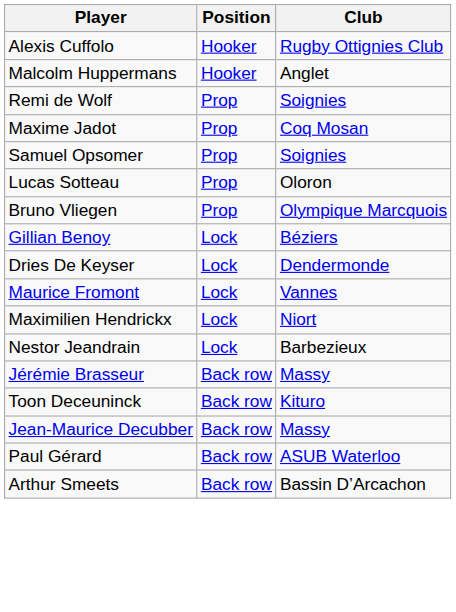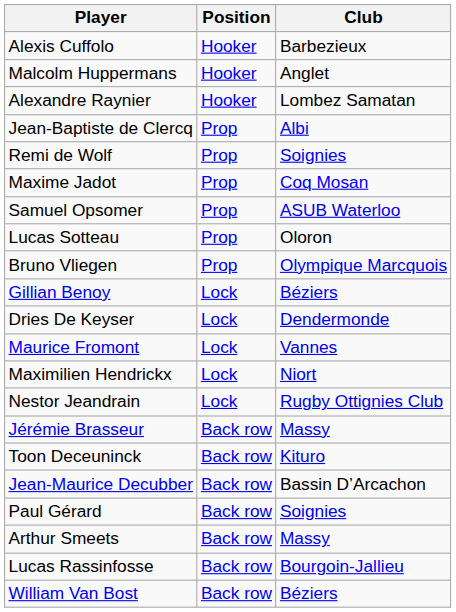(362, 45) Rugby Ottignies Club -> (323, 45) Barbezieux
+ row: (80, 100)
+ row: (101, 127)
(313, 155) Soignies -> (340, 210) ASUB Waterloo
(323, 347) Barbezieux -> (362, 401) Rugby Ottignies Club
(305, 429) Massy -> (353, 484) Bassin D’Arcachon
(340, 456) ASUB Waterloo -> (313, 511) Soignies
(353, 484) Bassin D’Arcachon -> (305, 538) Massy
+ row: (81, 566)
+ row: (73, 593)
